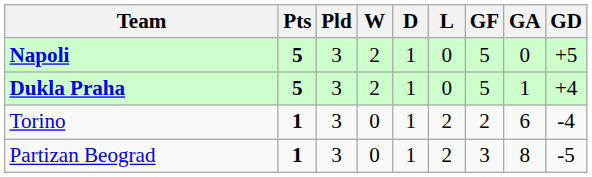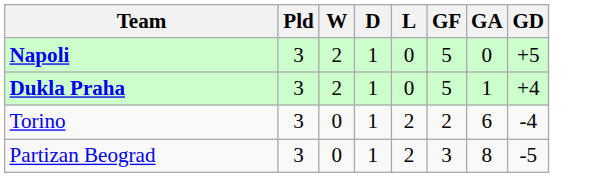- column: (297, 21)
